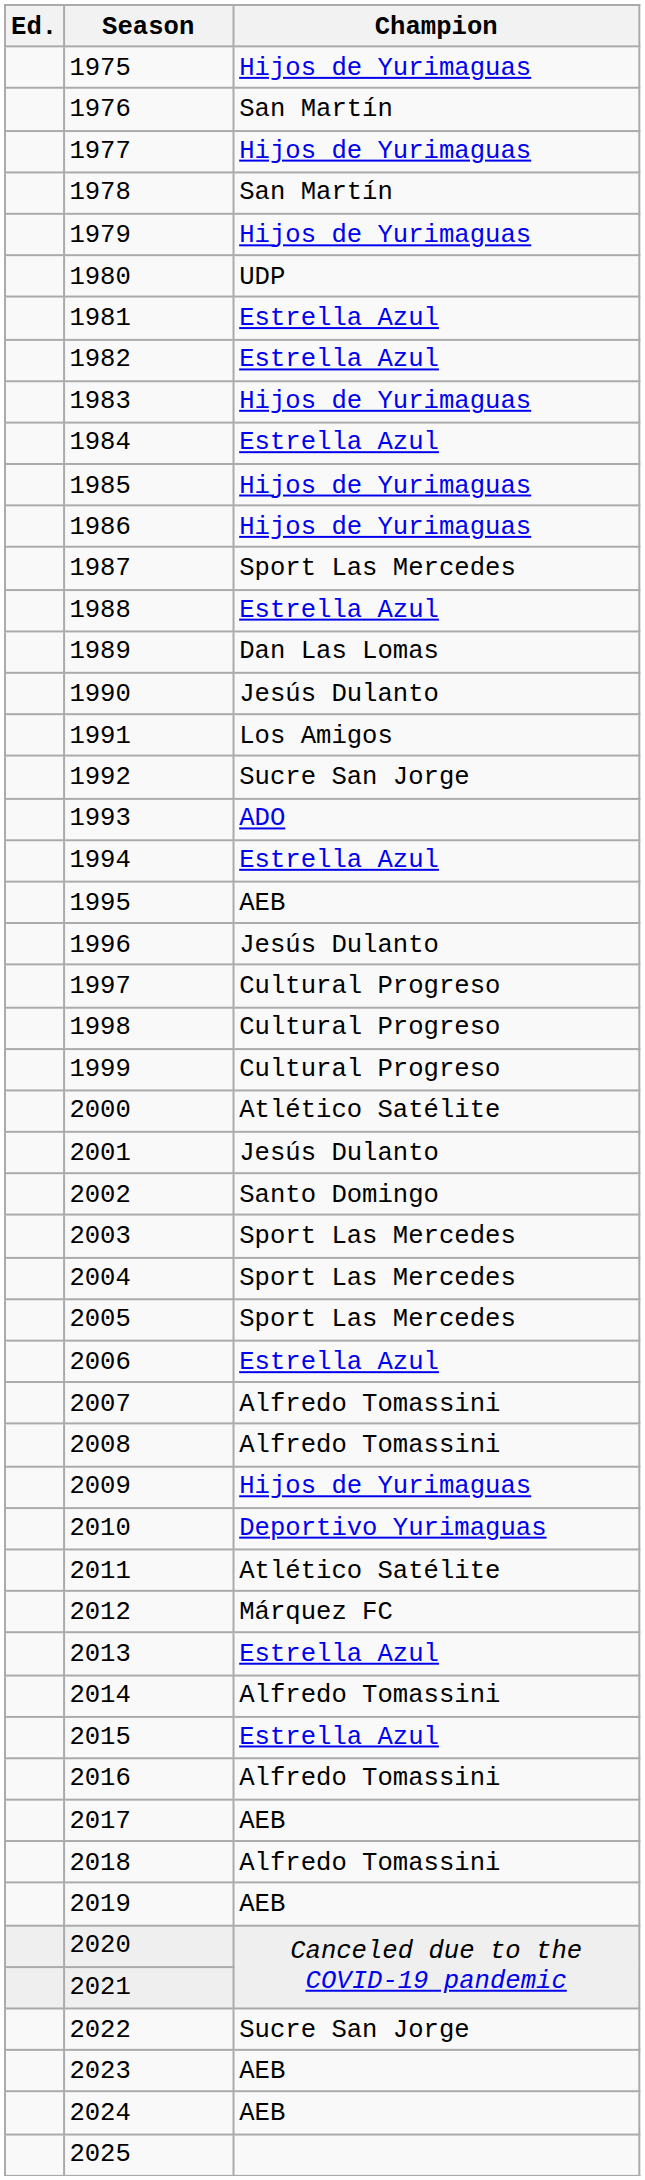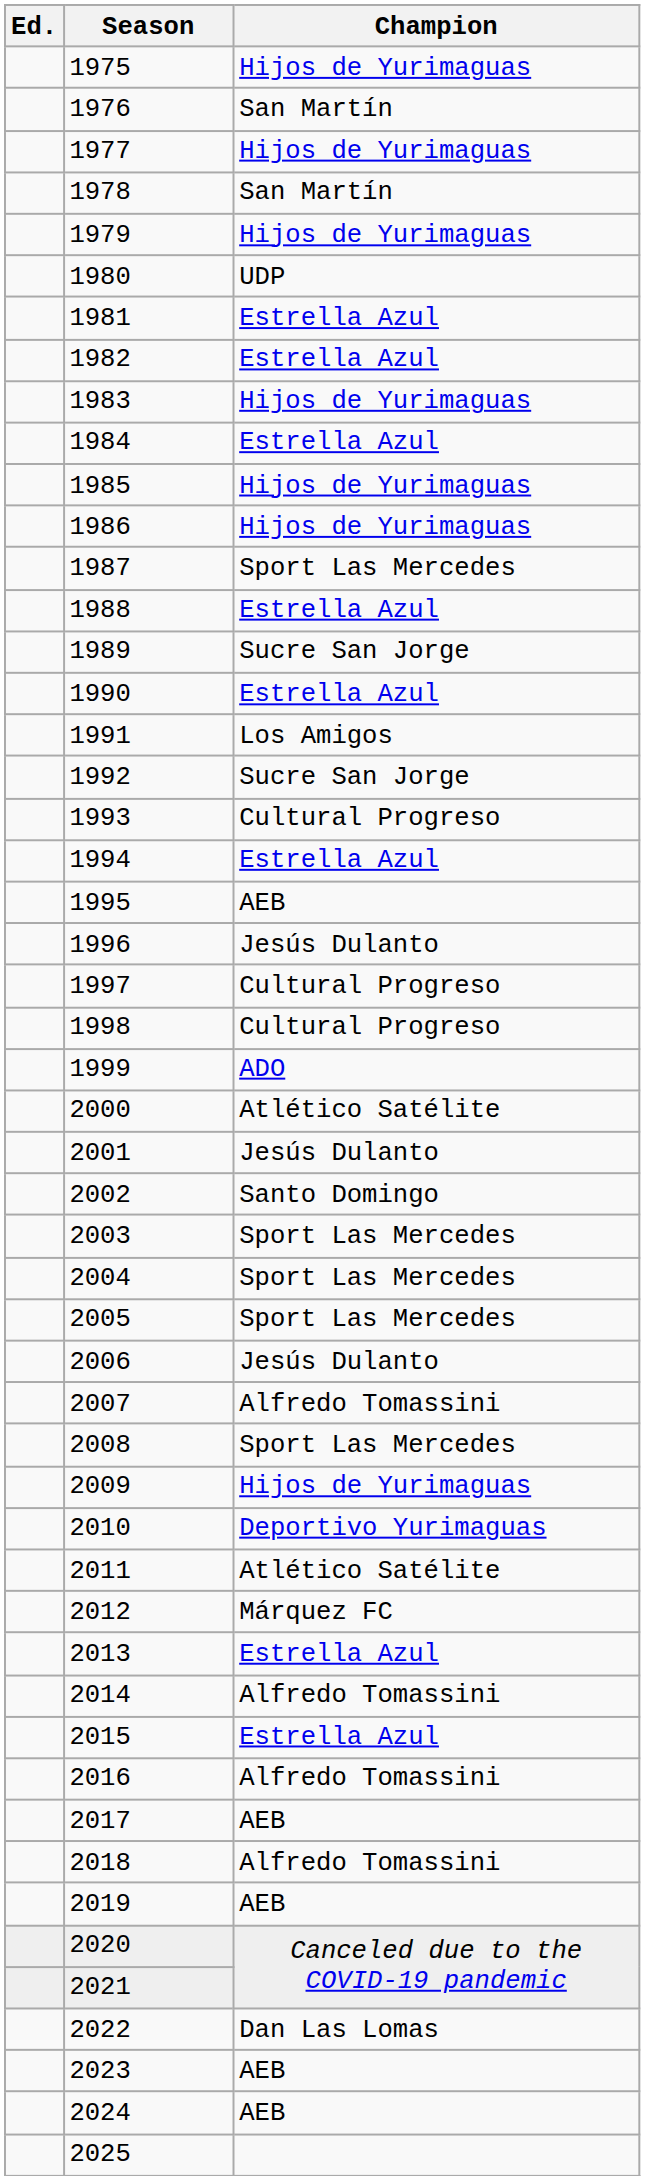(339, 652) Dan Las Lomas -> (354, 652) Sucre San Jorge
(339, 694) Jesús Dulanto -> (339, 694) Estrella Azul
(262, 819) ADO -> (370, 819) Cultural Progreso
(370, 1069) Cultural Progreso -> (262, 1069) ADO
(339, 1362) Estrella Azul -> (339, 1362) Jesús Dulanto
(370, 1445) Alfredo Tomassini -> (377, 1445) Sport Las Mercedes
(354, 2029) Sucre San Jorge -> (339, 2029) Dan Las Lomas
